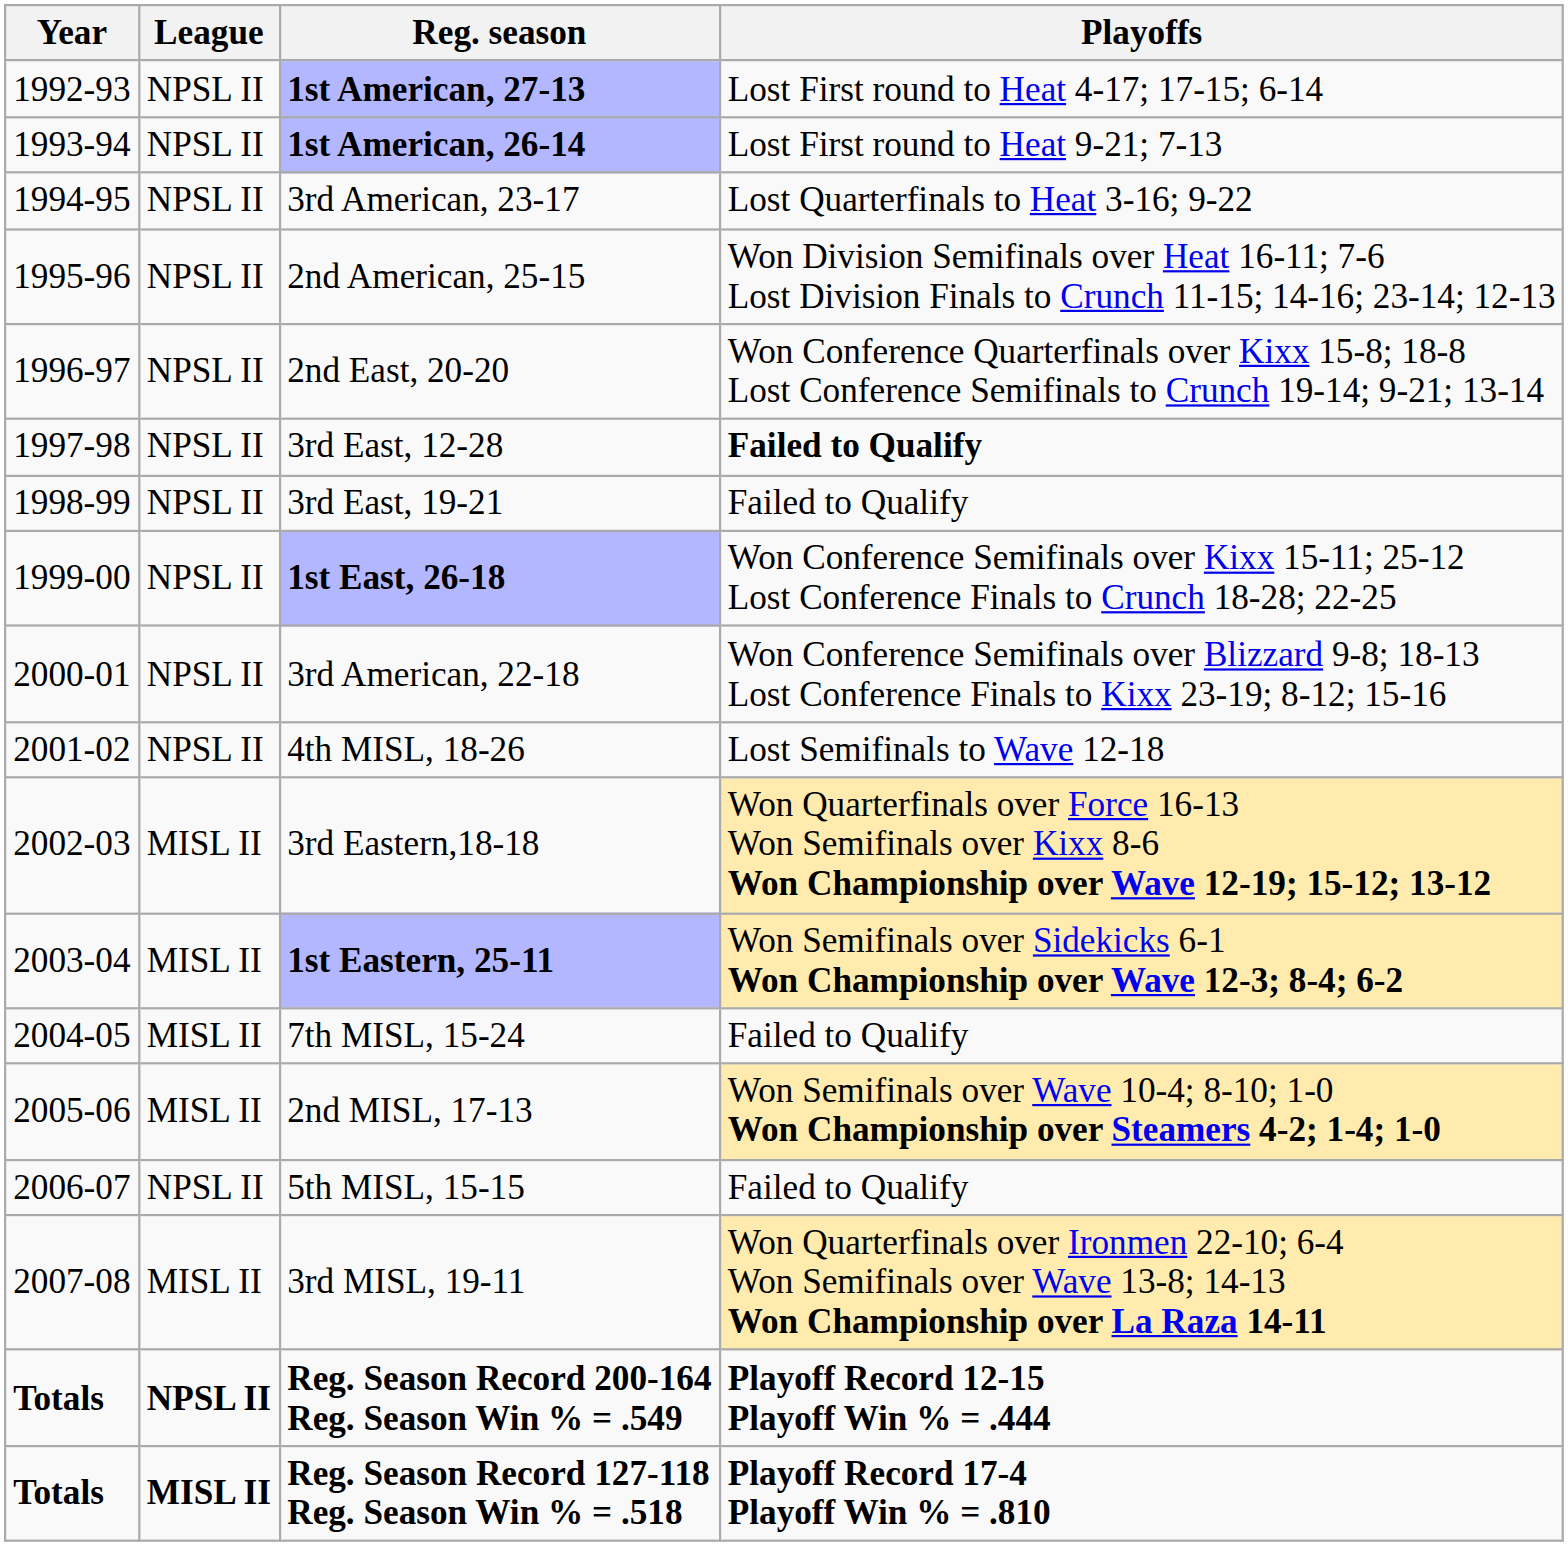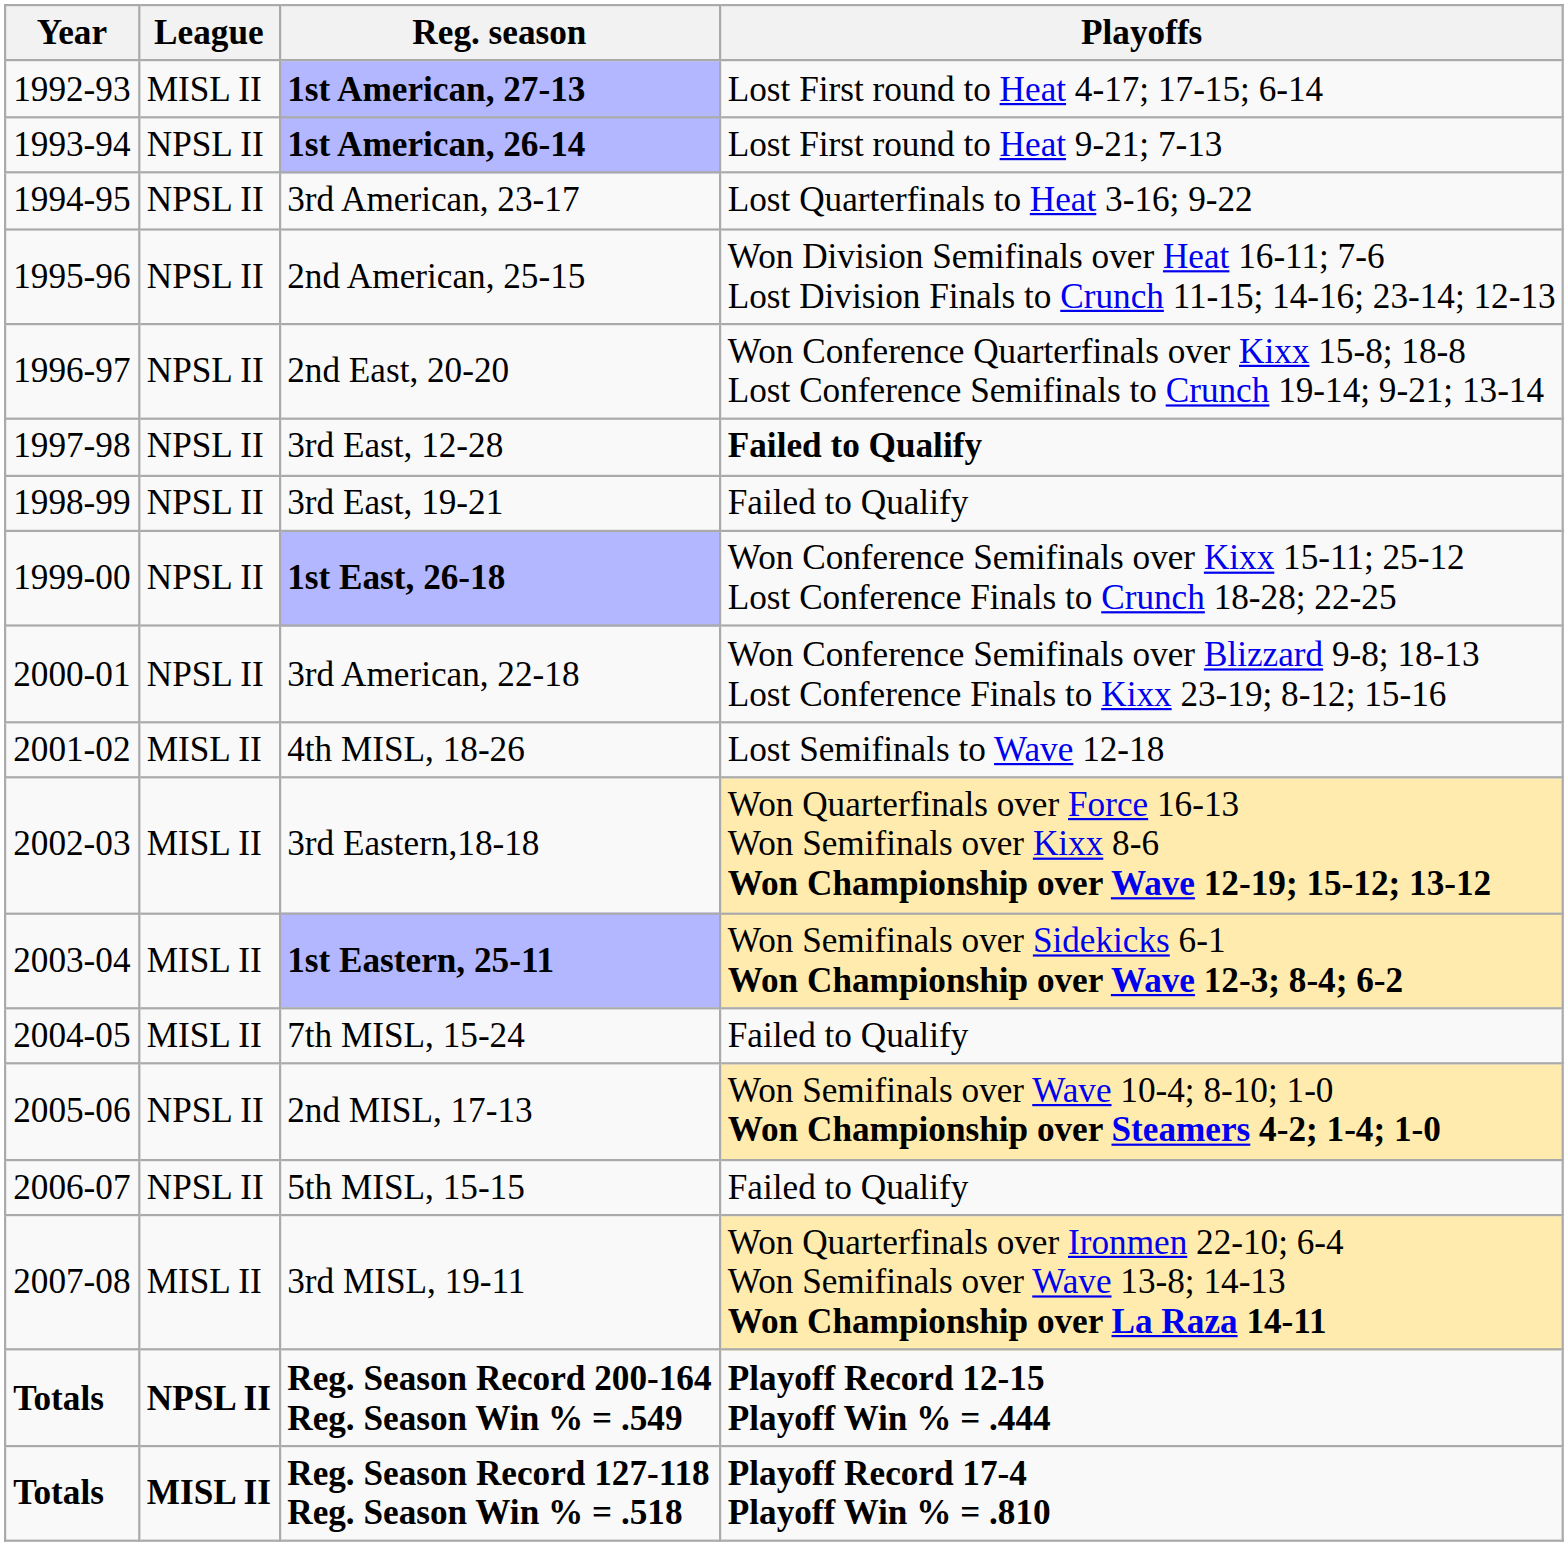(205, 88) NPSL II -> (204, 88) MISL II
(205, 749) NPSL II -> (204, 749) MISL II
(204, 1110) MISL II -> (205, 1110) NPSL II
